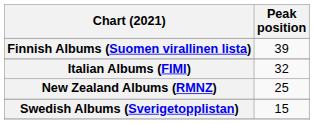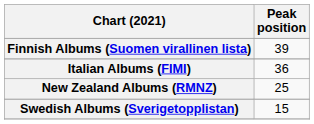(282, 68) 32 -> (282, 68) 36
